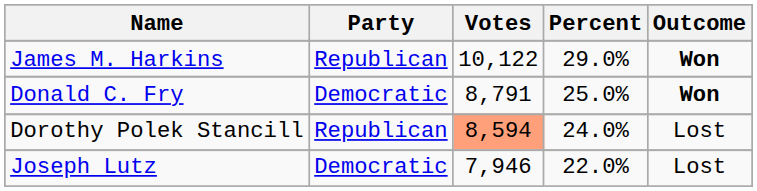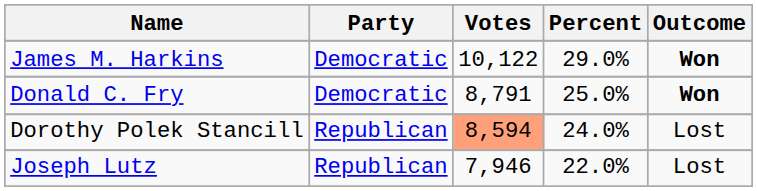(381, 59) Republican -> (381, 59) Democratic
(381, 168) Democratic -> (381, 168) Republican
